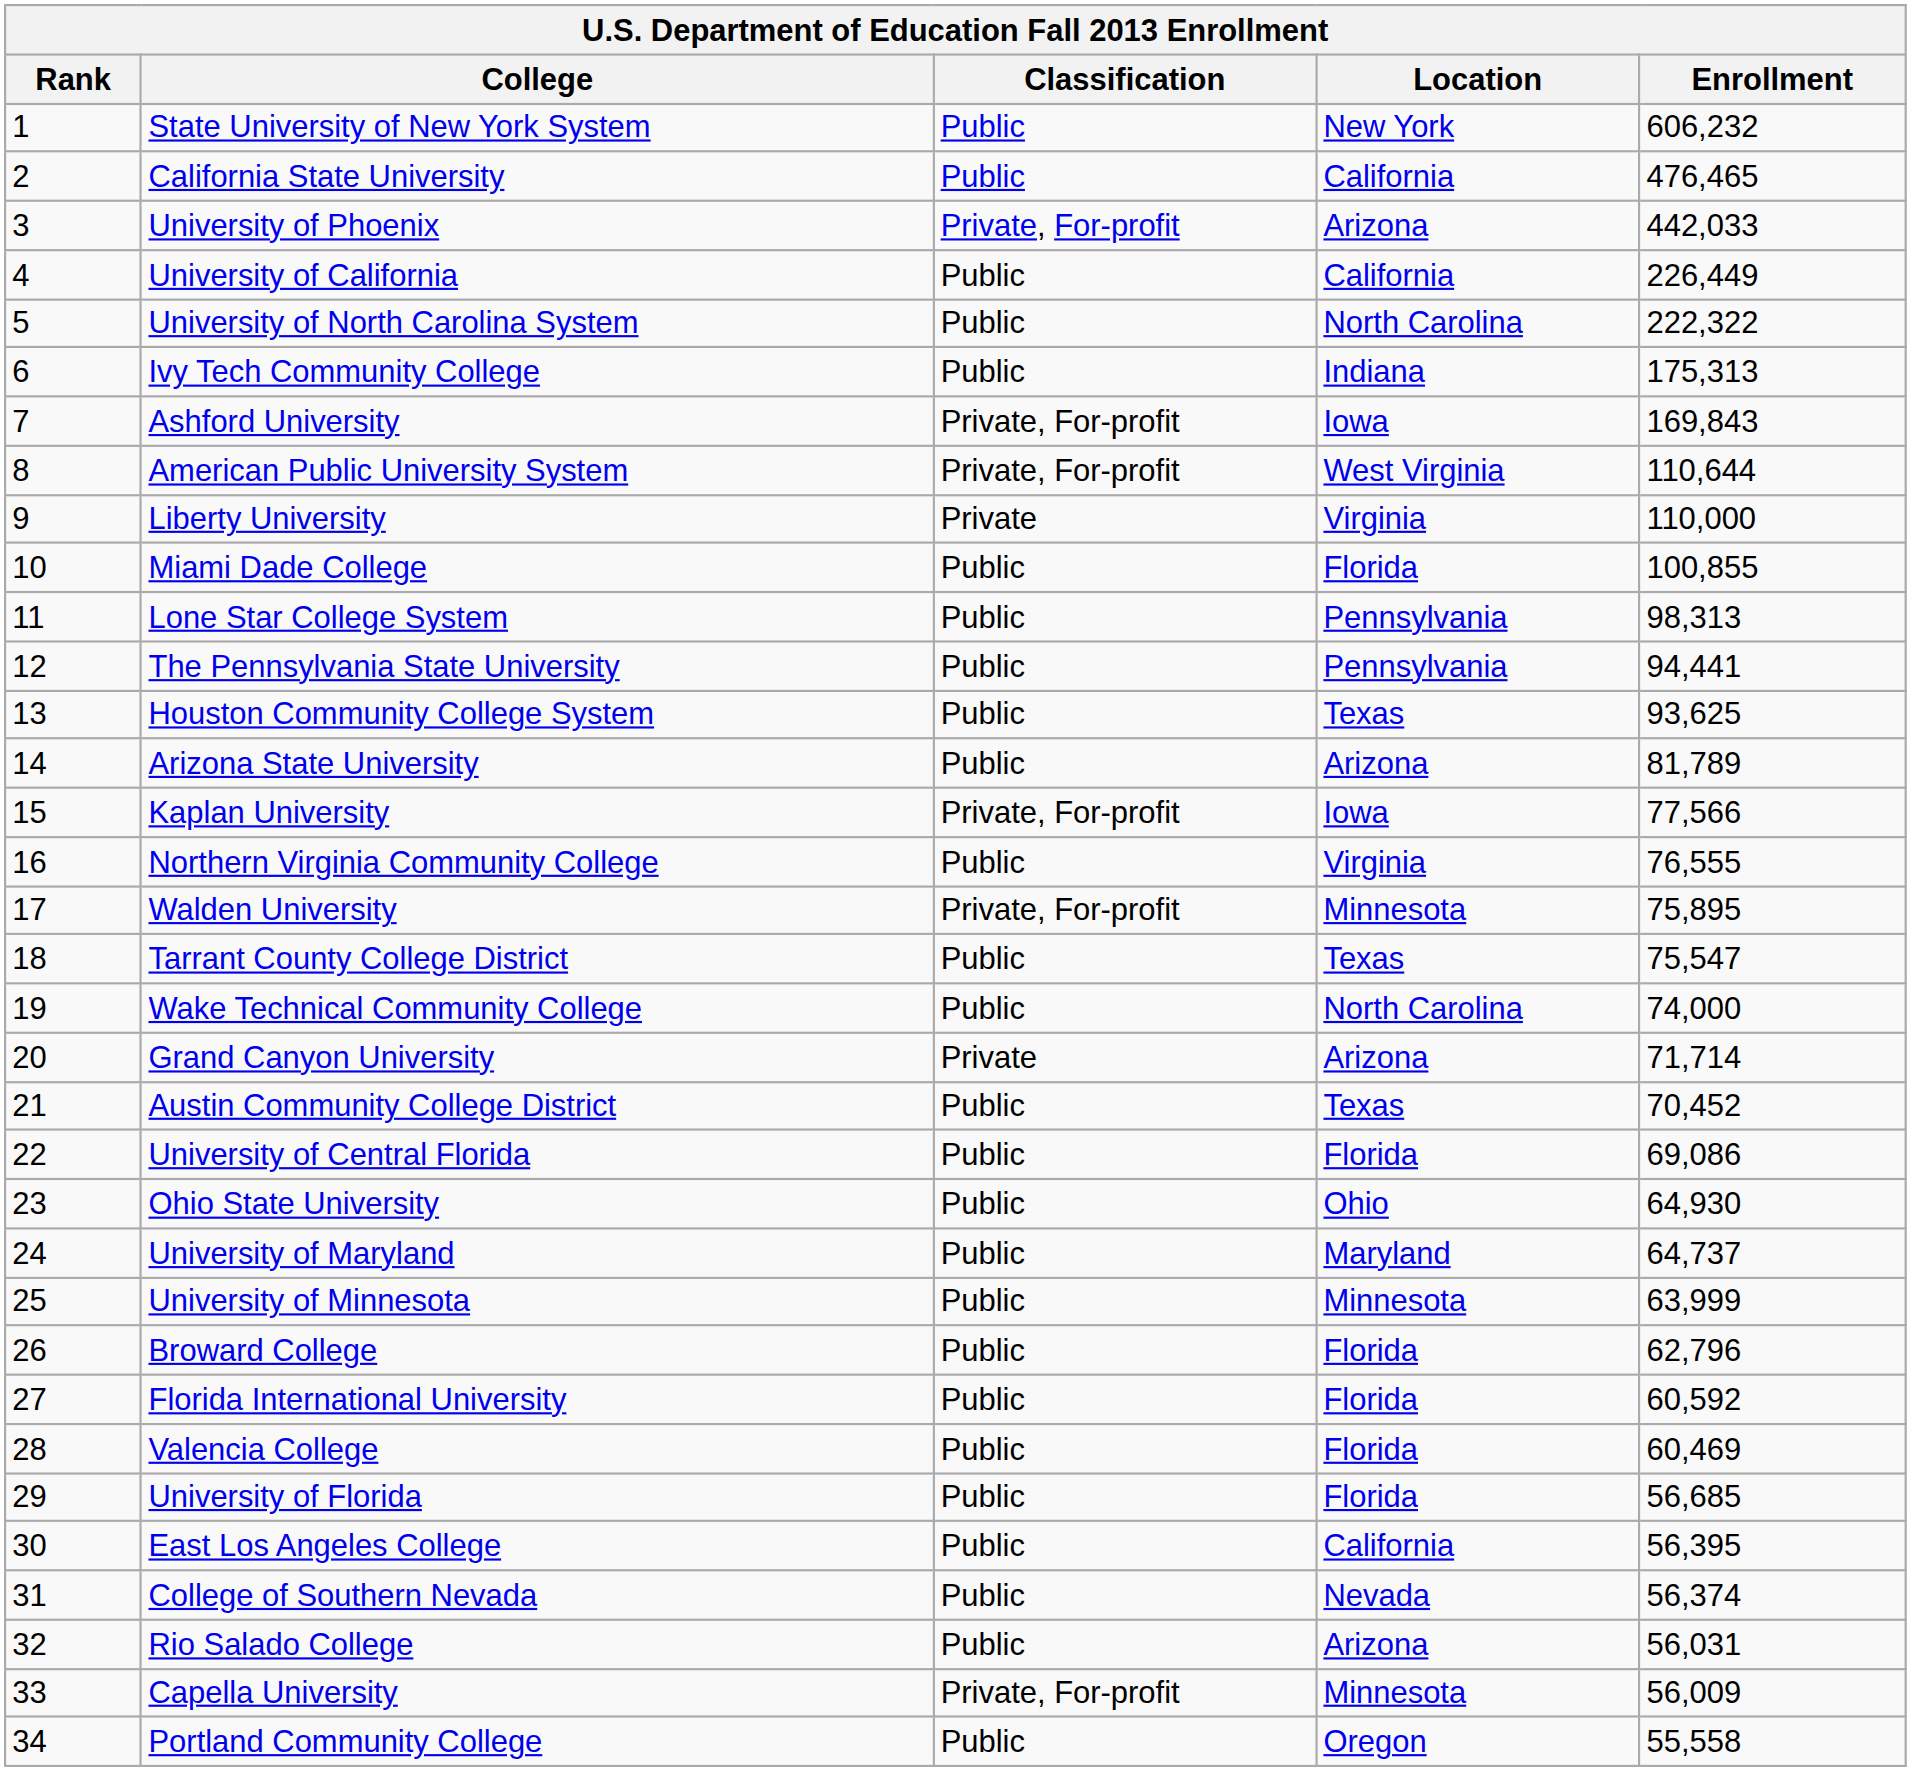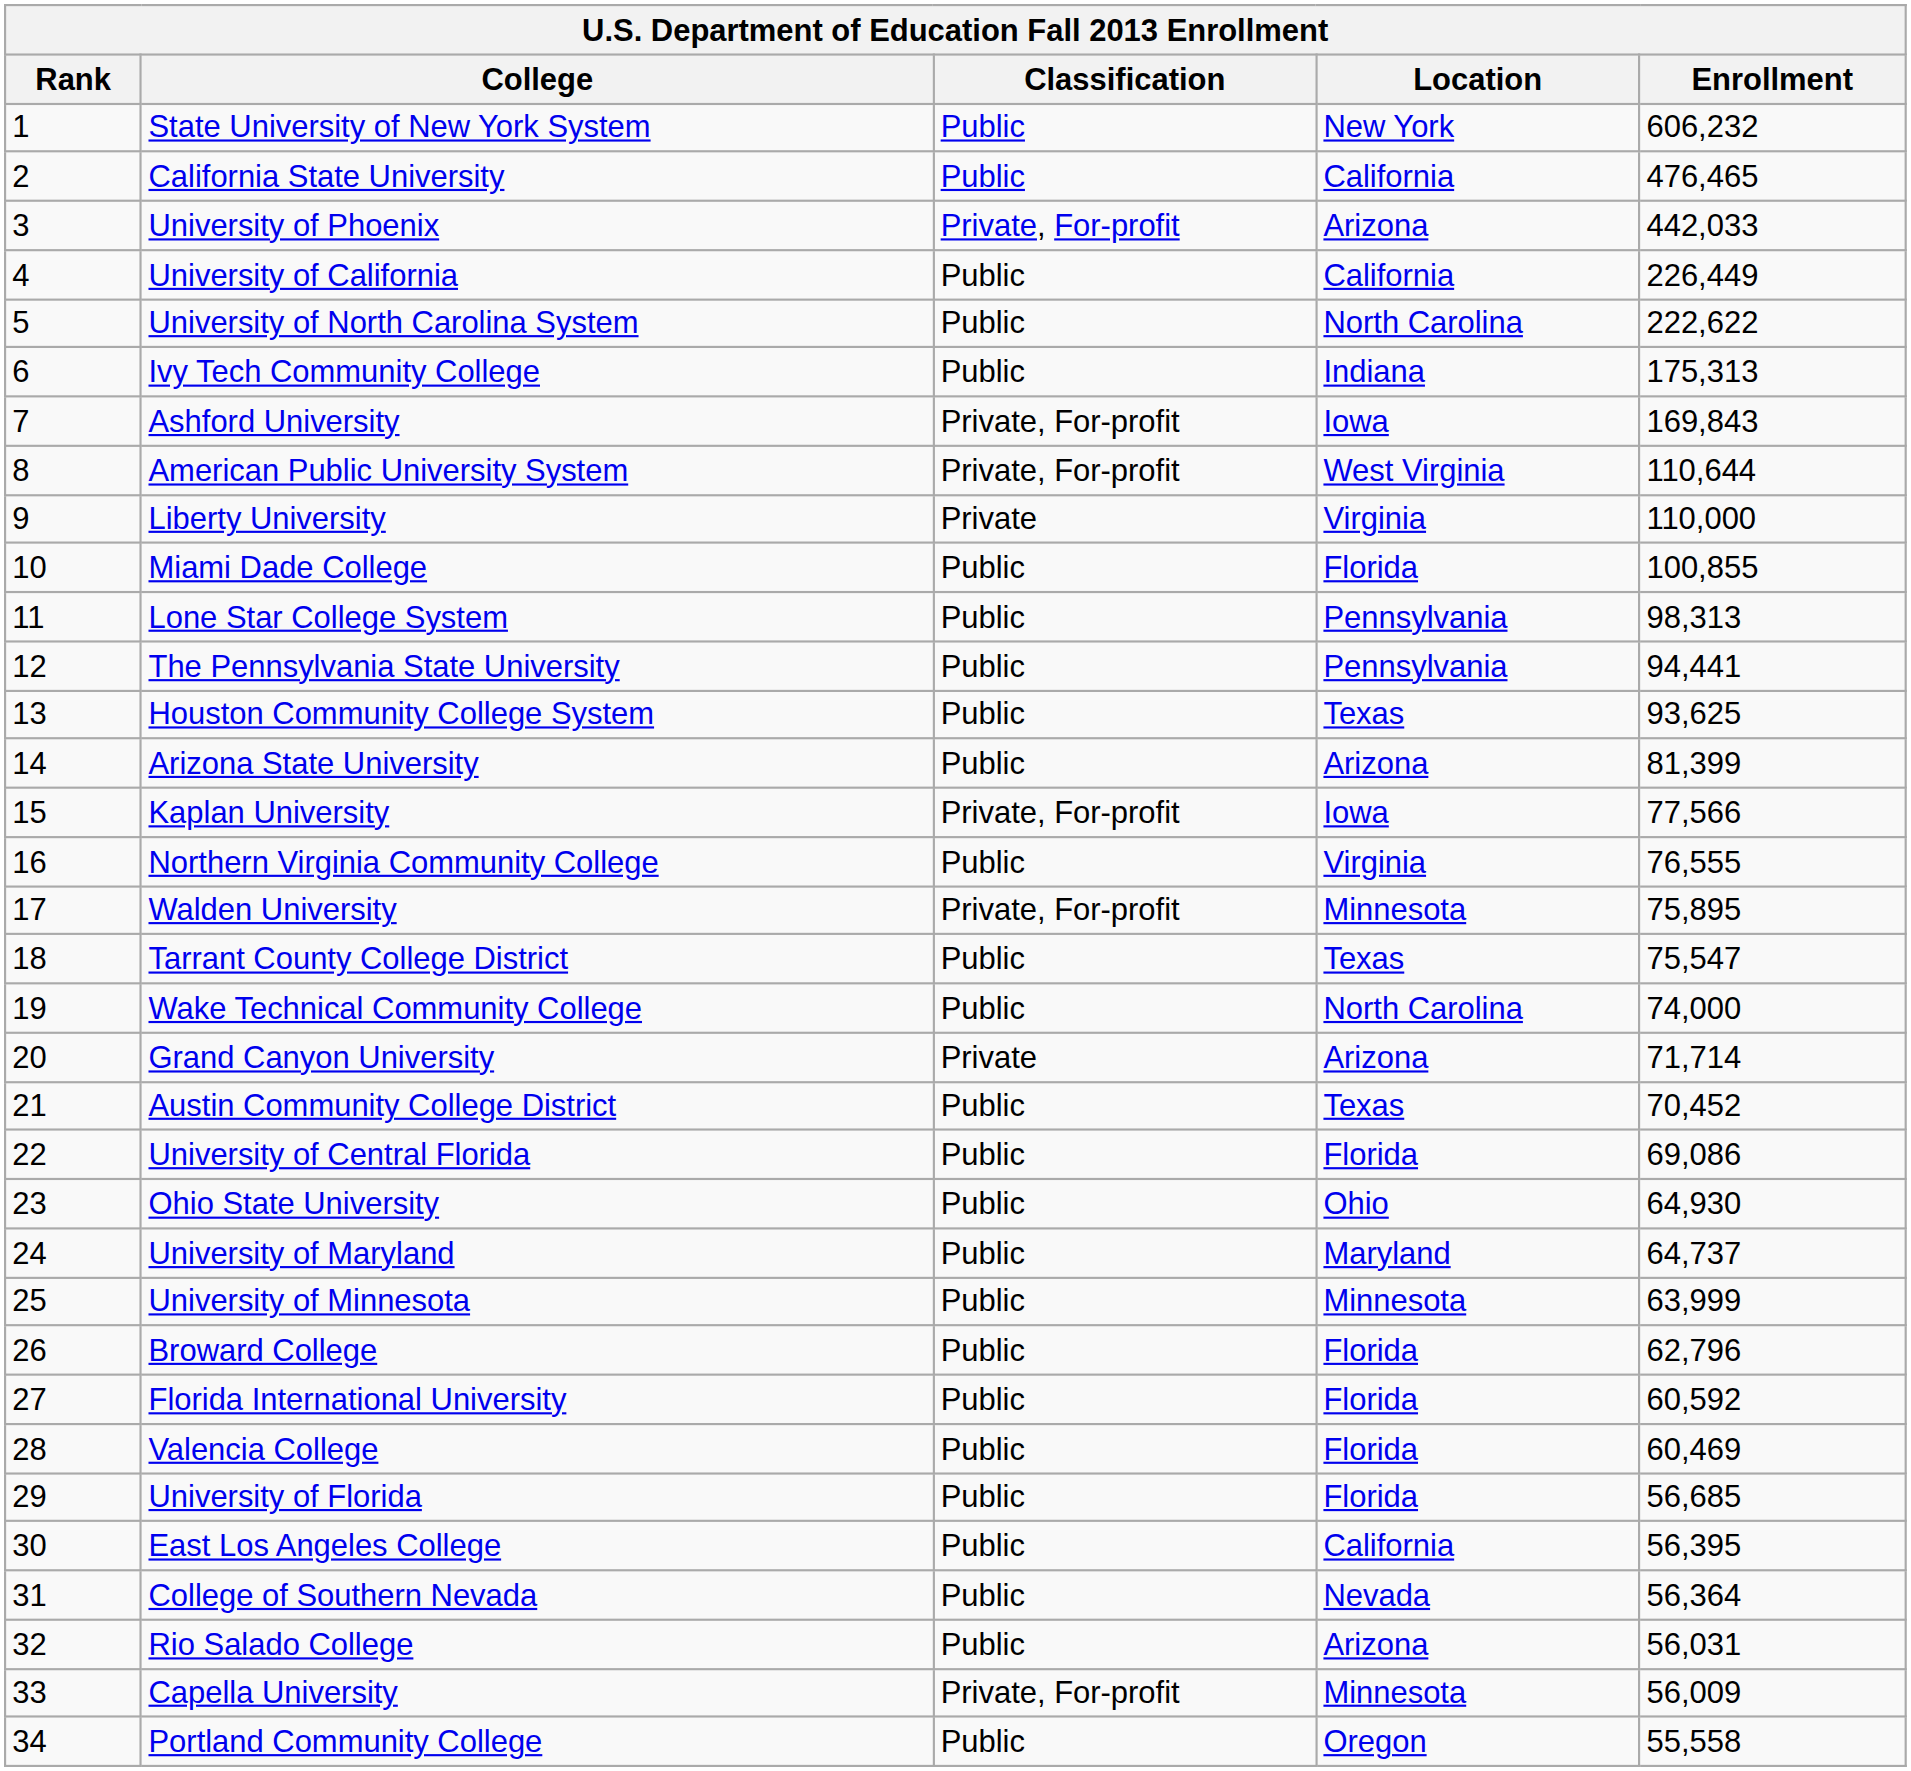(1702, 323) 222,322 -> (1702, 323) 222,622
(1694, 764) 81,789 -> (1694, 764) 81,399
(1694, 1595) 56,374 -> (1694, 1595) 56,364
